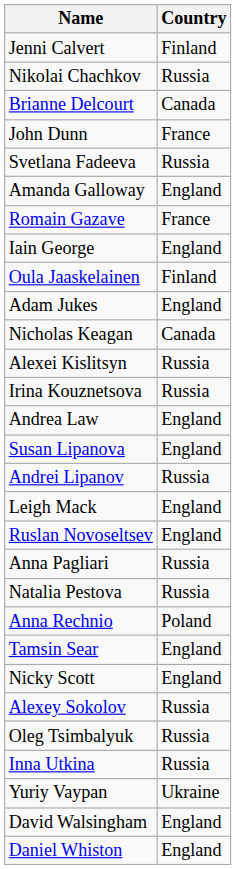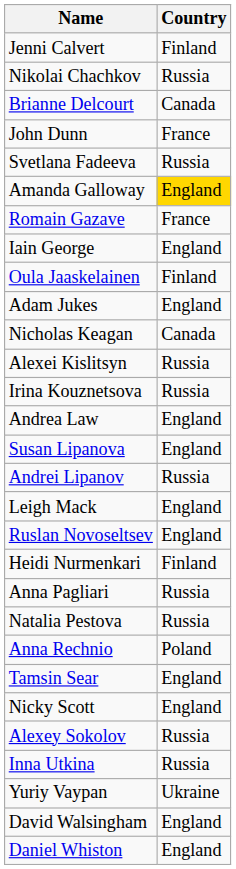(191, 190) no background -> (191, 190) gold background
+ row: (75, 563)
- row: (71, 735)
